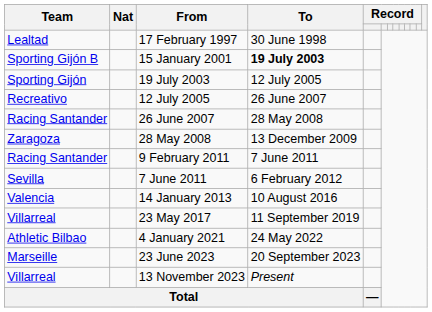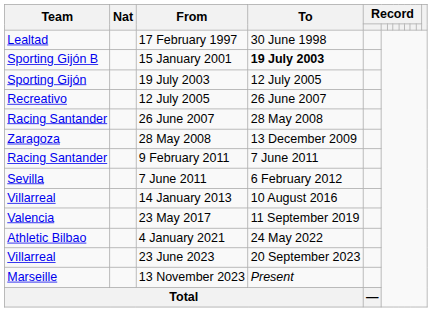(31, 198) Valencia -> (31, 198) Villarreal
(31, 218) Villarreal -> (31, 218) Valencia
(32, 257) Marseille -> (31, 257) Villarreal
(31, 277) Villarreal -> (32, 277) Marseille
